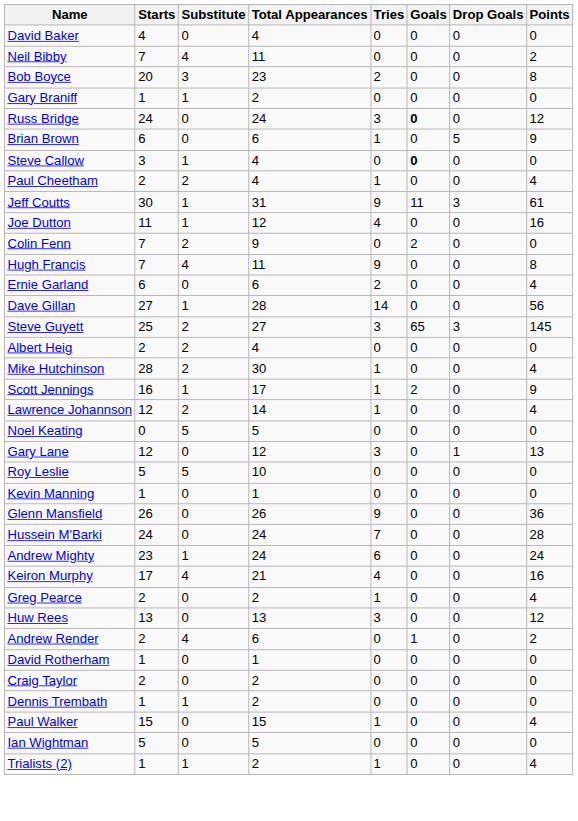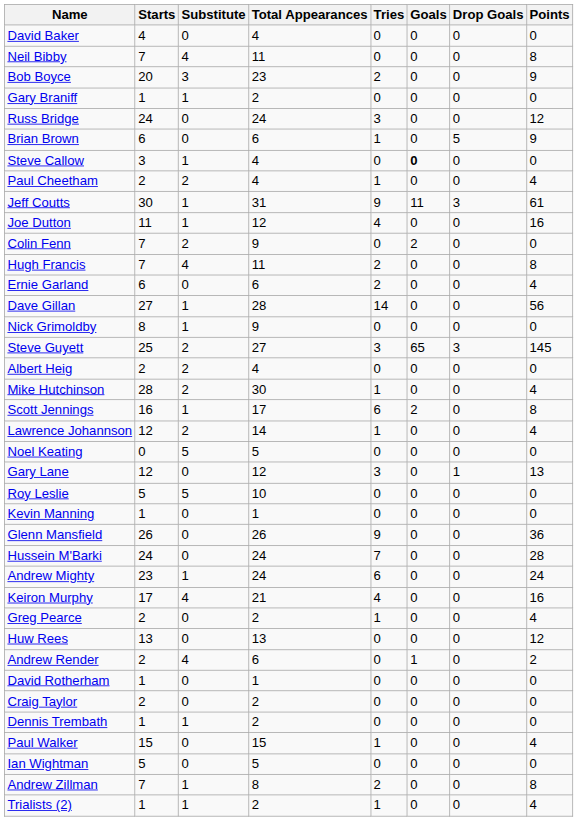(533, 56) 2 -> (533, 56) 8
(533, 77) 8 -> (533, 77) 9
(414, 118) bold -> (414, 118) normal
(377, 264) 9 -> (377, 264) 2
+ row: (52, 327)
(377, 389) 1 -> (377, 410) 6
(533, 389) 9 -> (533, 410) 8
(377, 618) 3 -> (377, 639) 0
+ row: (53, 784)
